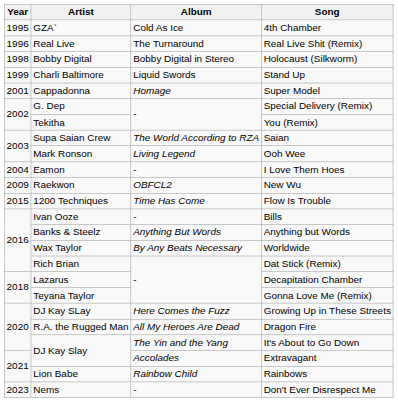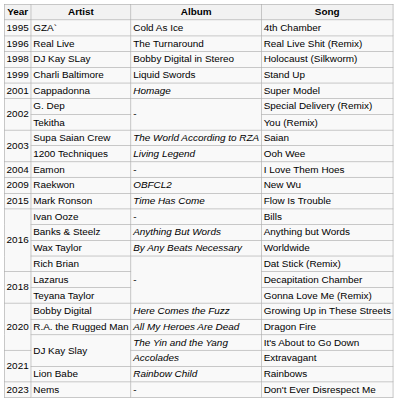(62, 59) Bobby Digital -> (62, 59) DJ Kay SLay
(63, 153) Mark Ronson -> (71, 153) 1200 Techniques
(71, 201) 1200 Techniques -> (63, 201) Mark Ronson
(62, 311) DJ Kay SLay -> (62, 311) Bobby Digital
